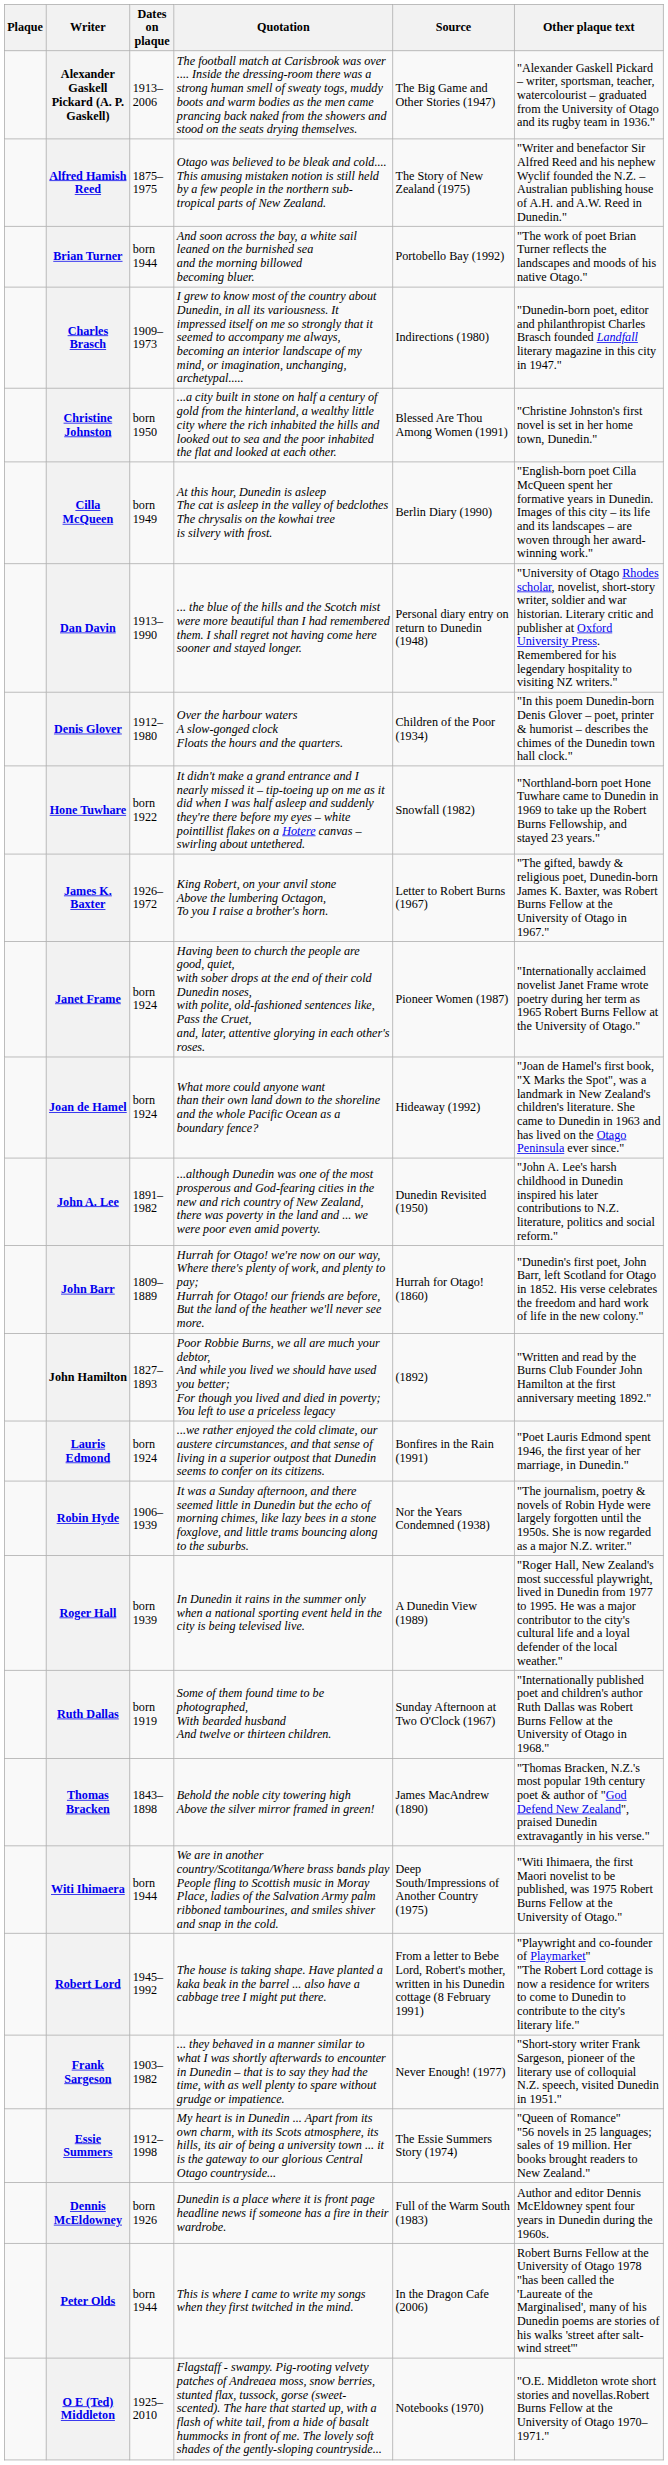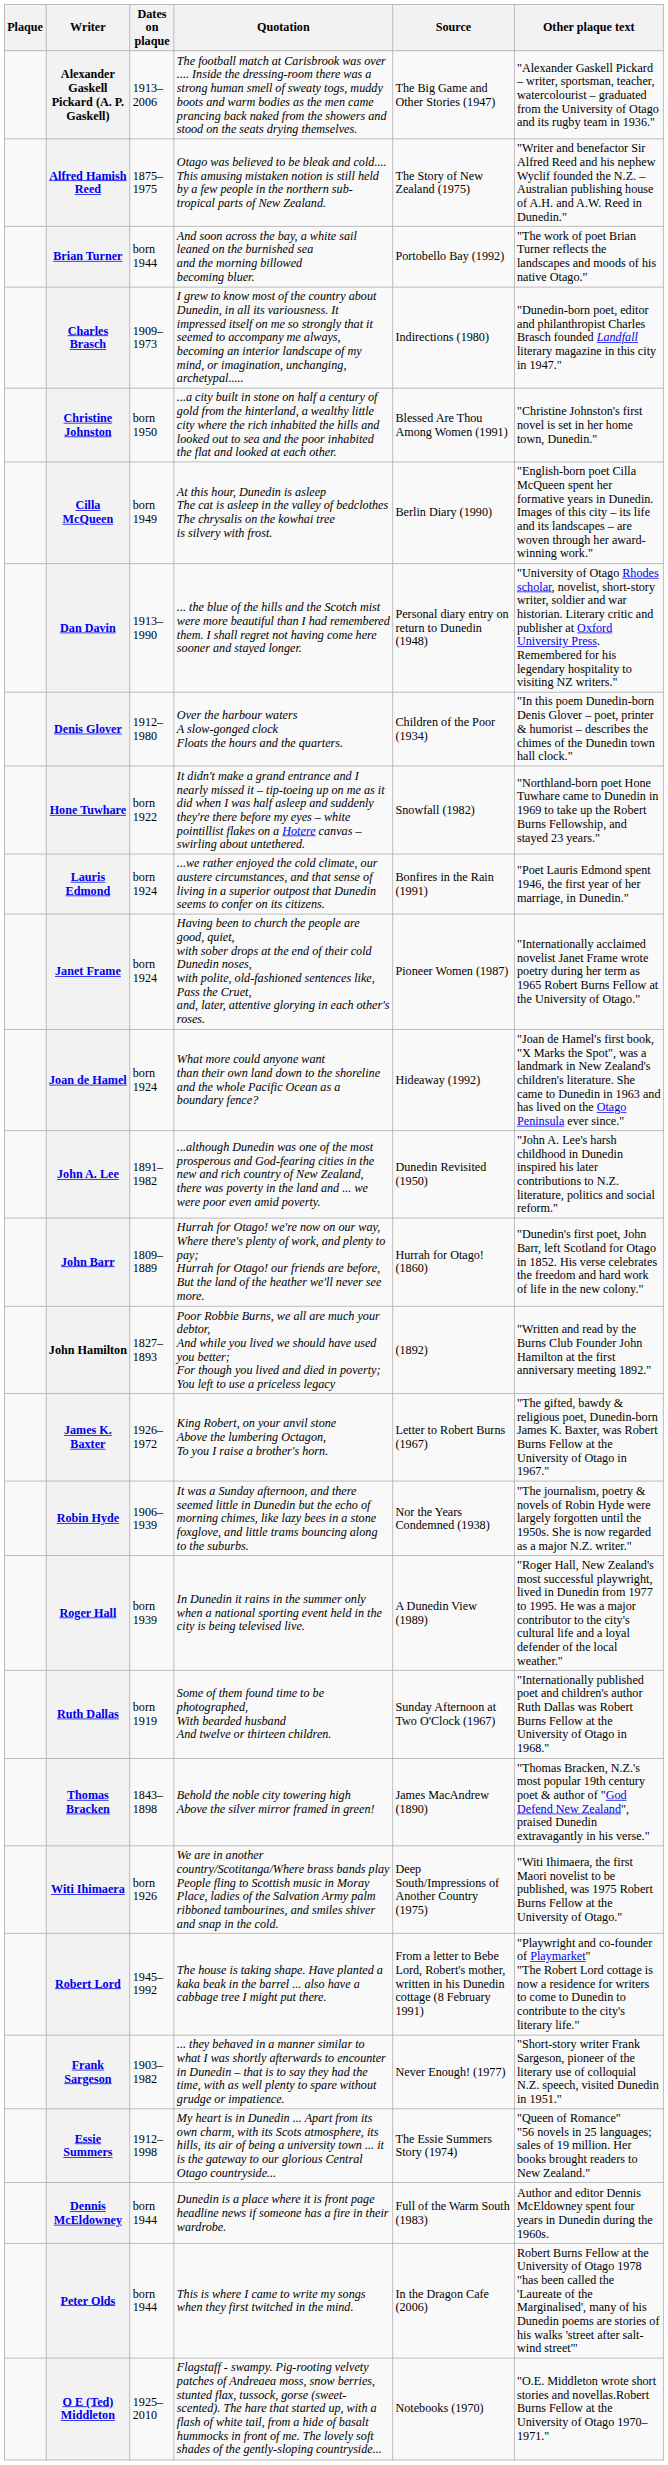rows swapped: (88, 897) <-> (88, 1451)
(145, 1889) born 1944 -> (145, 1889) born 1926
(145, 2213) born 1926 -> (145, 2213) born 1944
